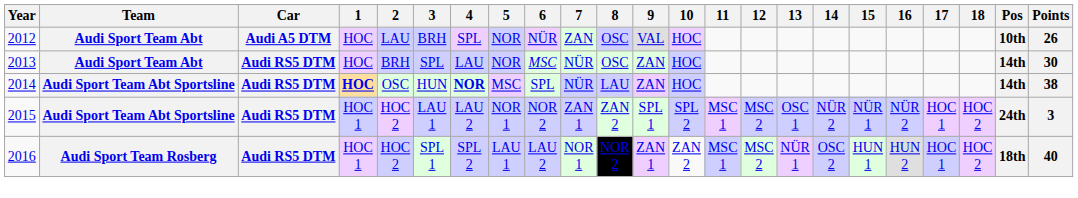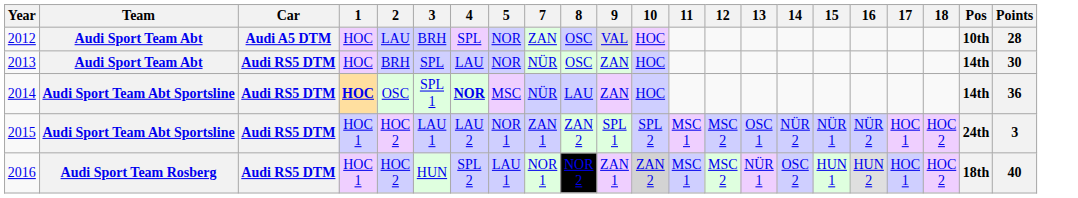- column: (543, 15)
(1051, 38) 26 -> (1015, 38) 28
(432, 84) HUN -> (432, 93) SPL 1
(1051, 84) 38 -> (1015, 93) 36
(432, 155) SPL 1 -> (432, 172) HUN
(687, 155) no background -> (650, 172) lightgrey background
